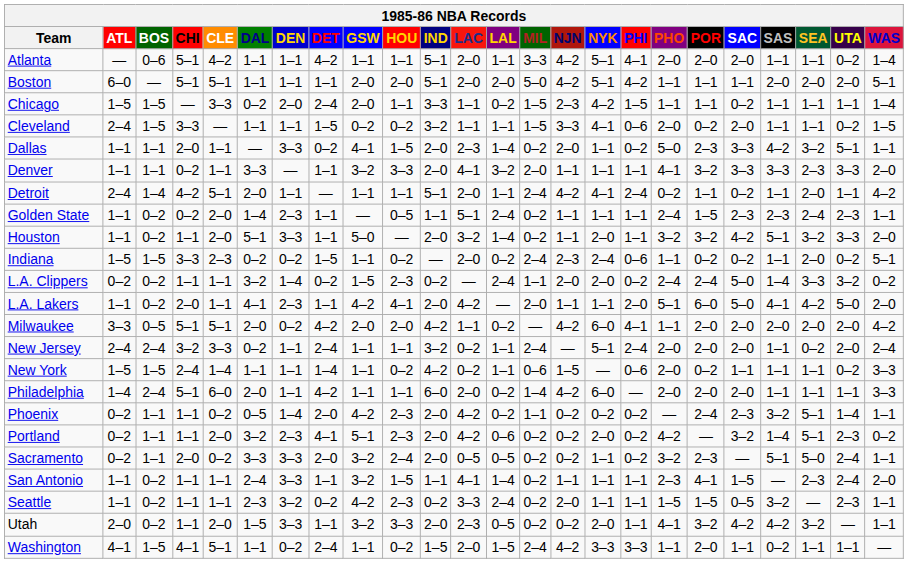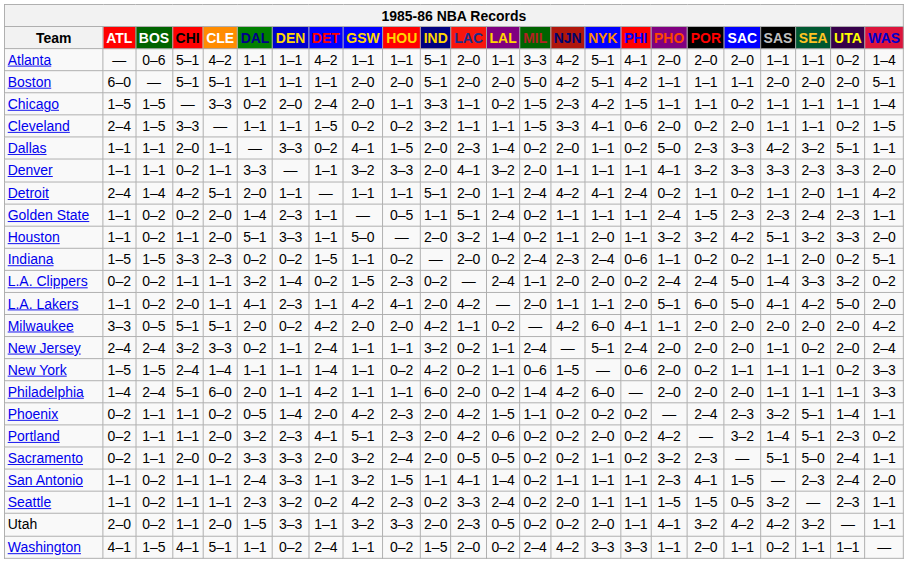(503, 414) 0–2 -> (503, 414) 1–5
(503, 547) 1–5 -> (503, 547) 0–2
